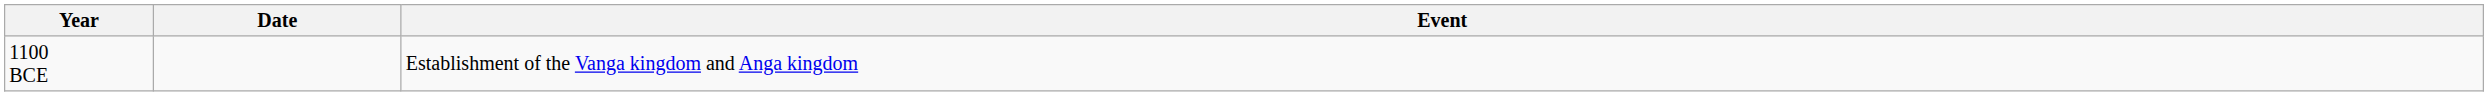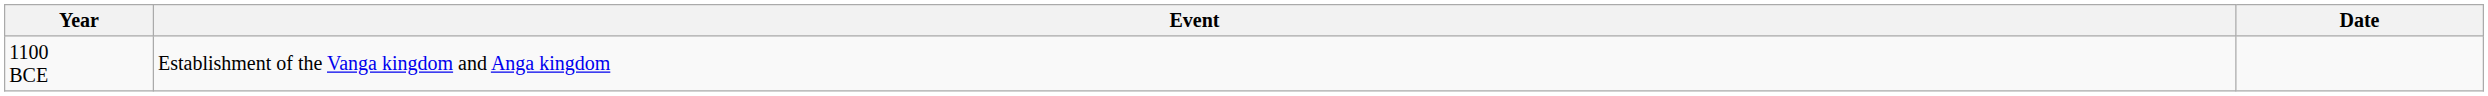columns swapped: (277, 20) <-> (1442, 20)
